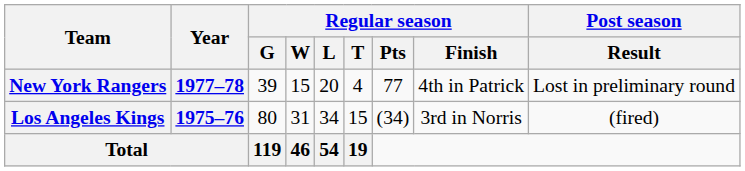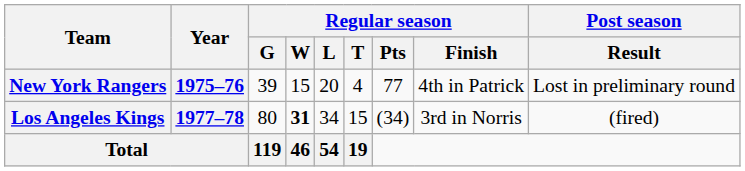(210, 85) 1977–78 -> (210, 85) 1975–76
(210, 117) 1975–76 -> (210, 117) 1977–78
(300, 117) normal -> (300, 117) bold
